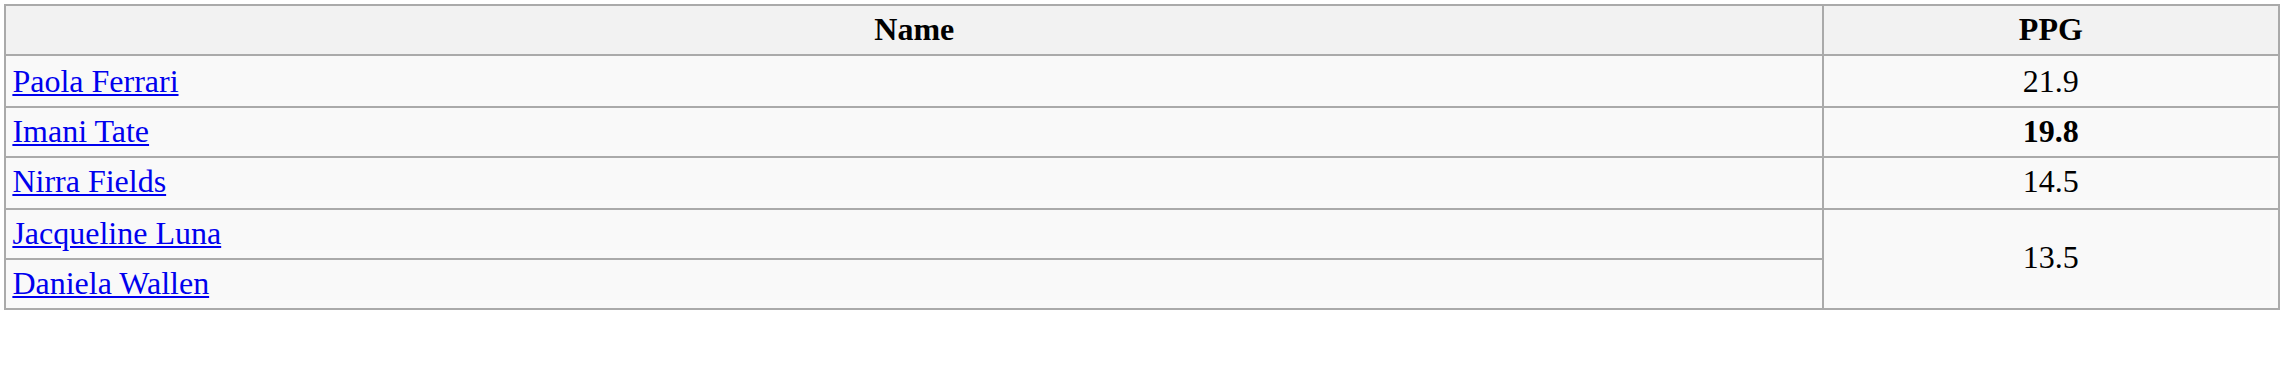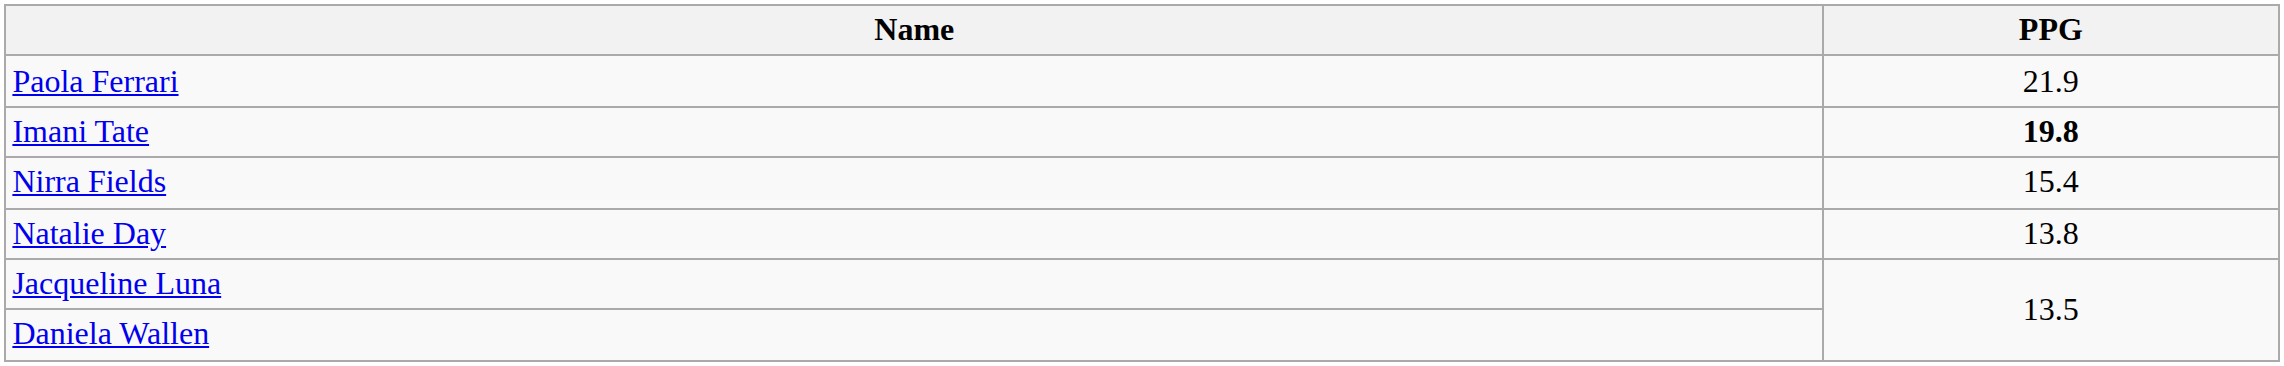(2051, 182) 14.5 -> (2051, 182) 15.4
+ row: (89, 232)
